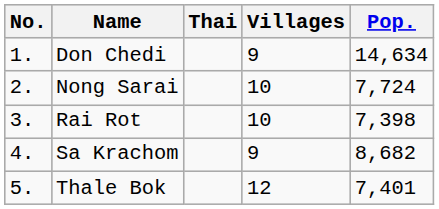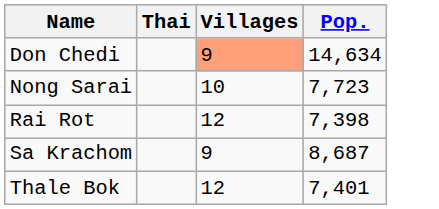- column: (28, 21)
(253, 55) no background -> (207, 55) lightsalmon background
(385, 88) 7,724 -> (339, 88) 7,723
(259, 121) 10 -> (213, 121) 12
(385, 154) 8,682 -> (339, 154) 8,687
